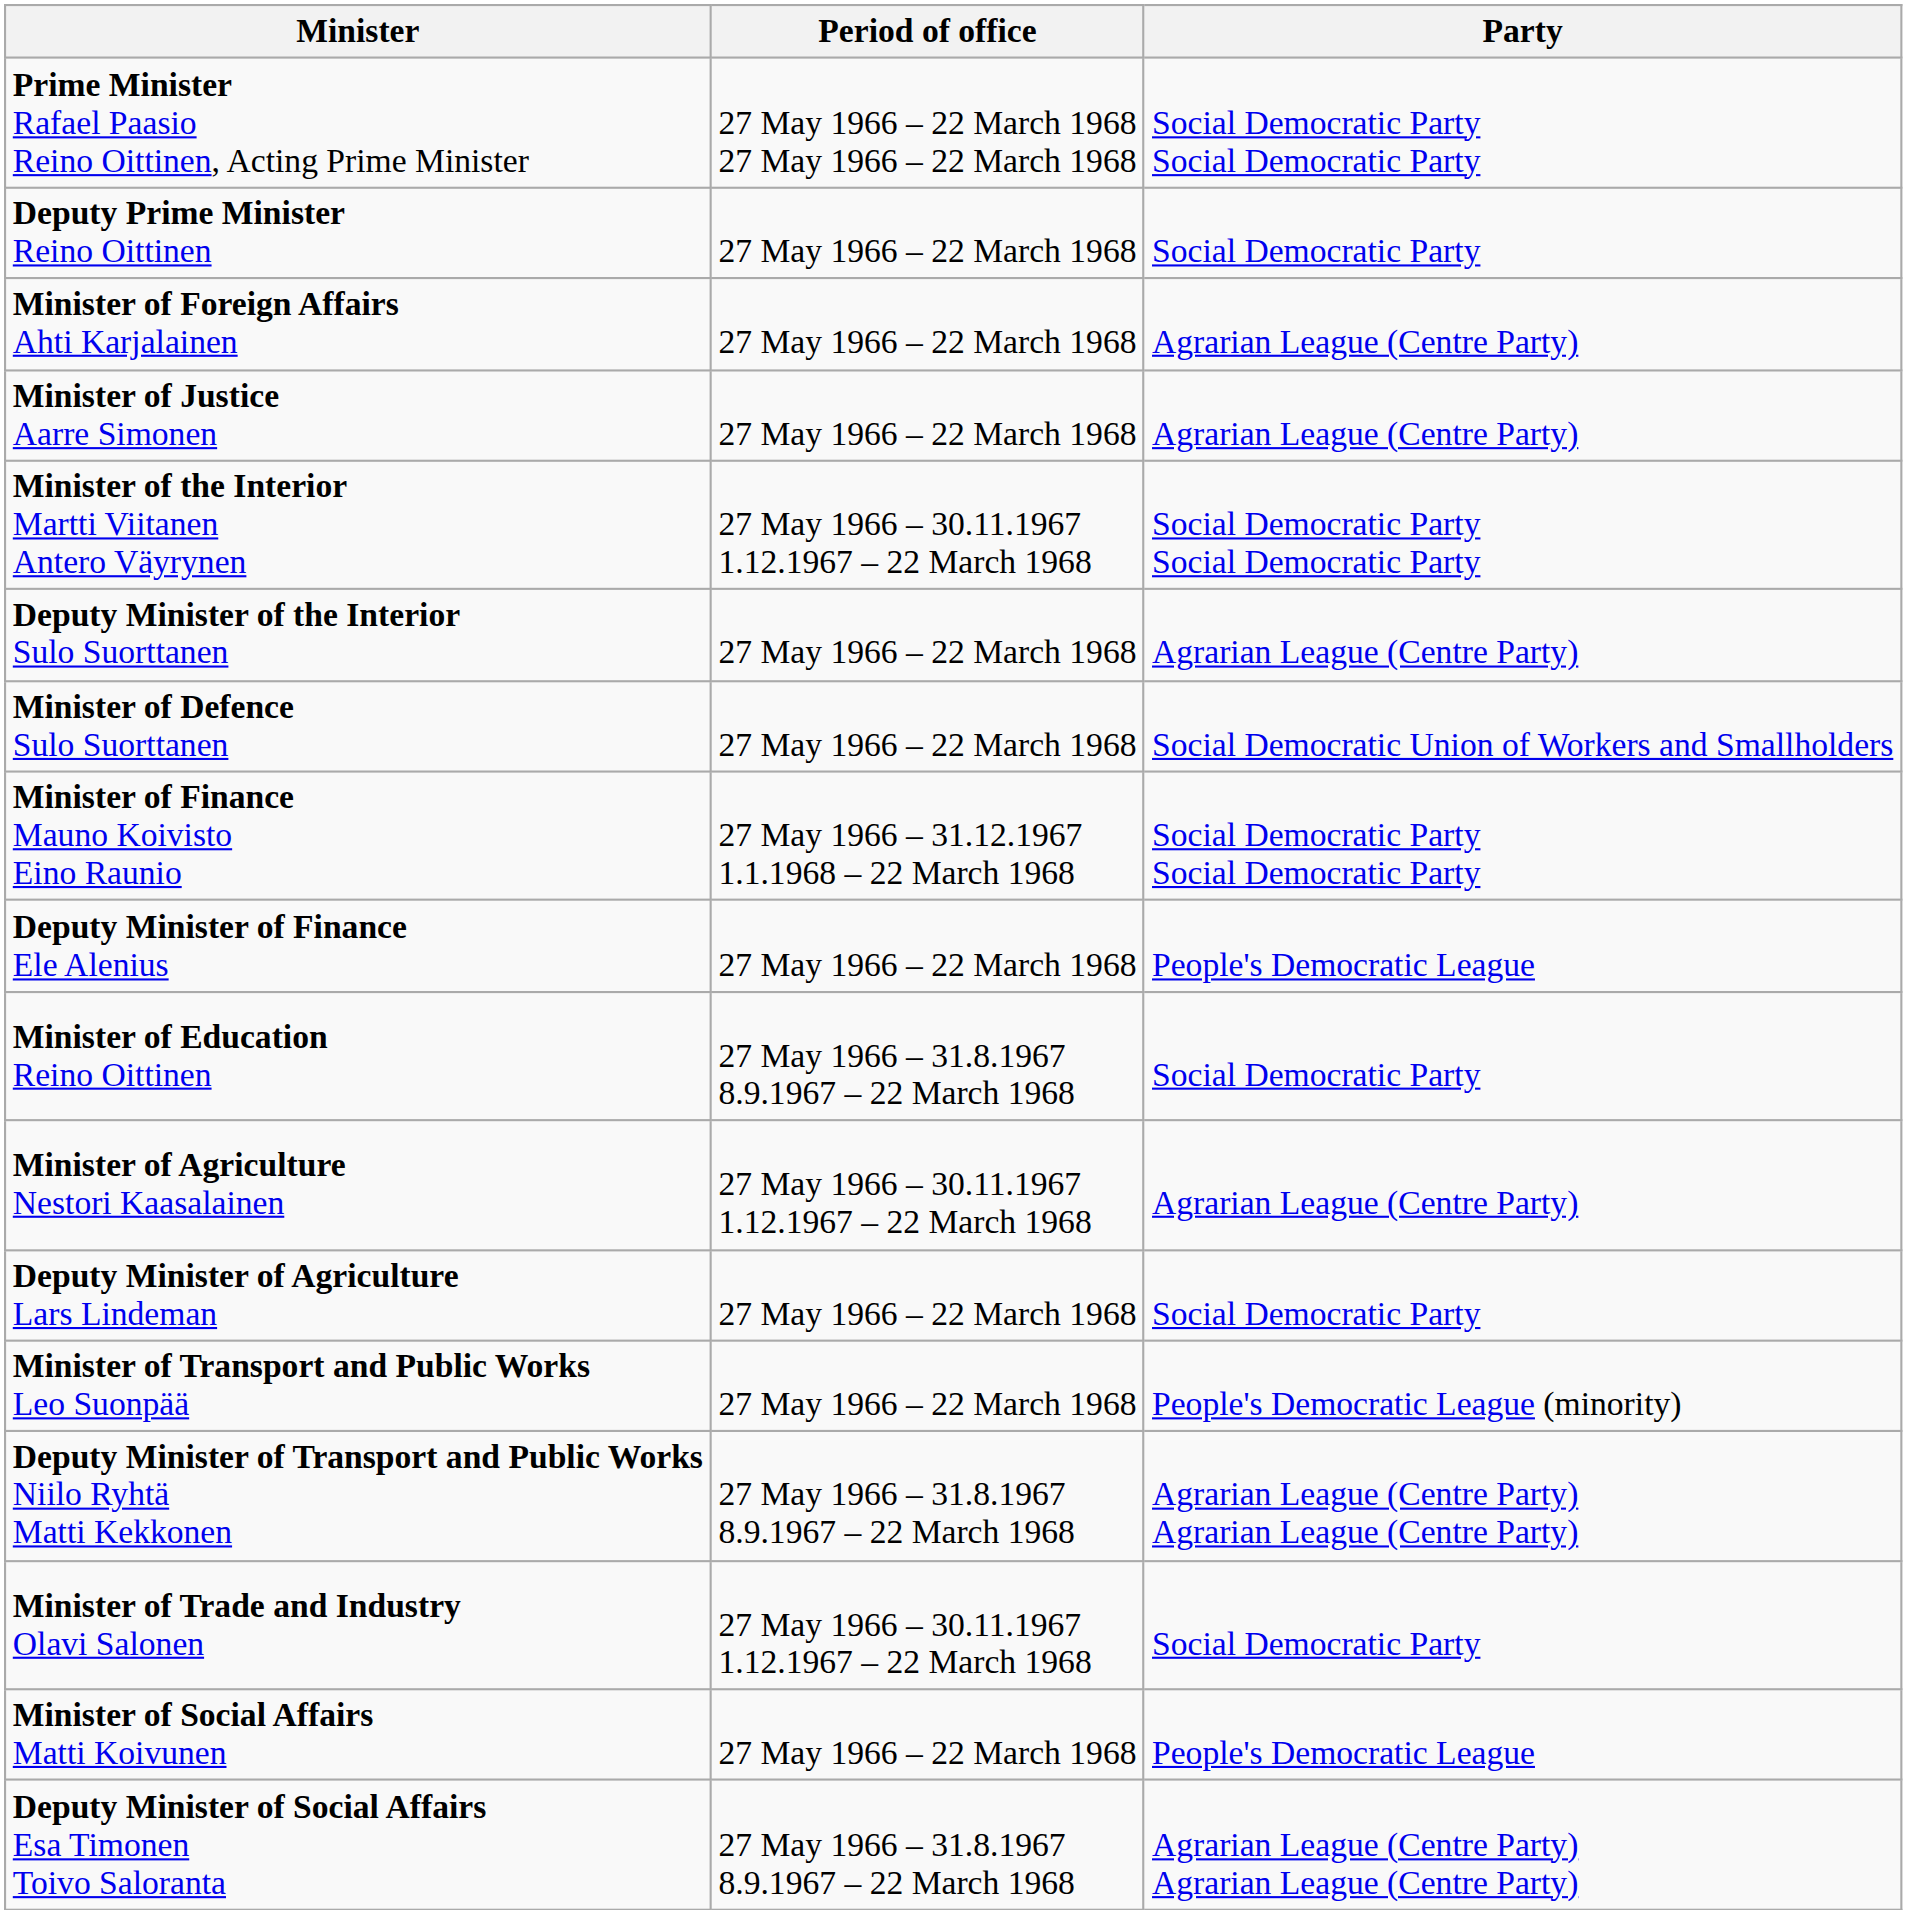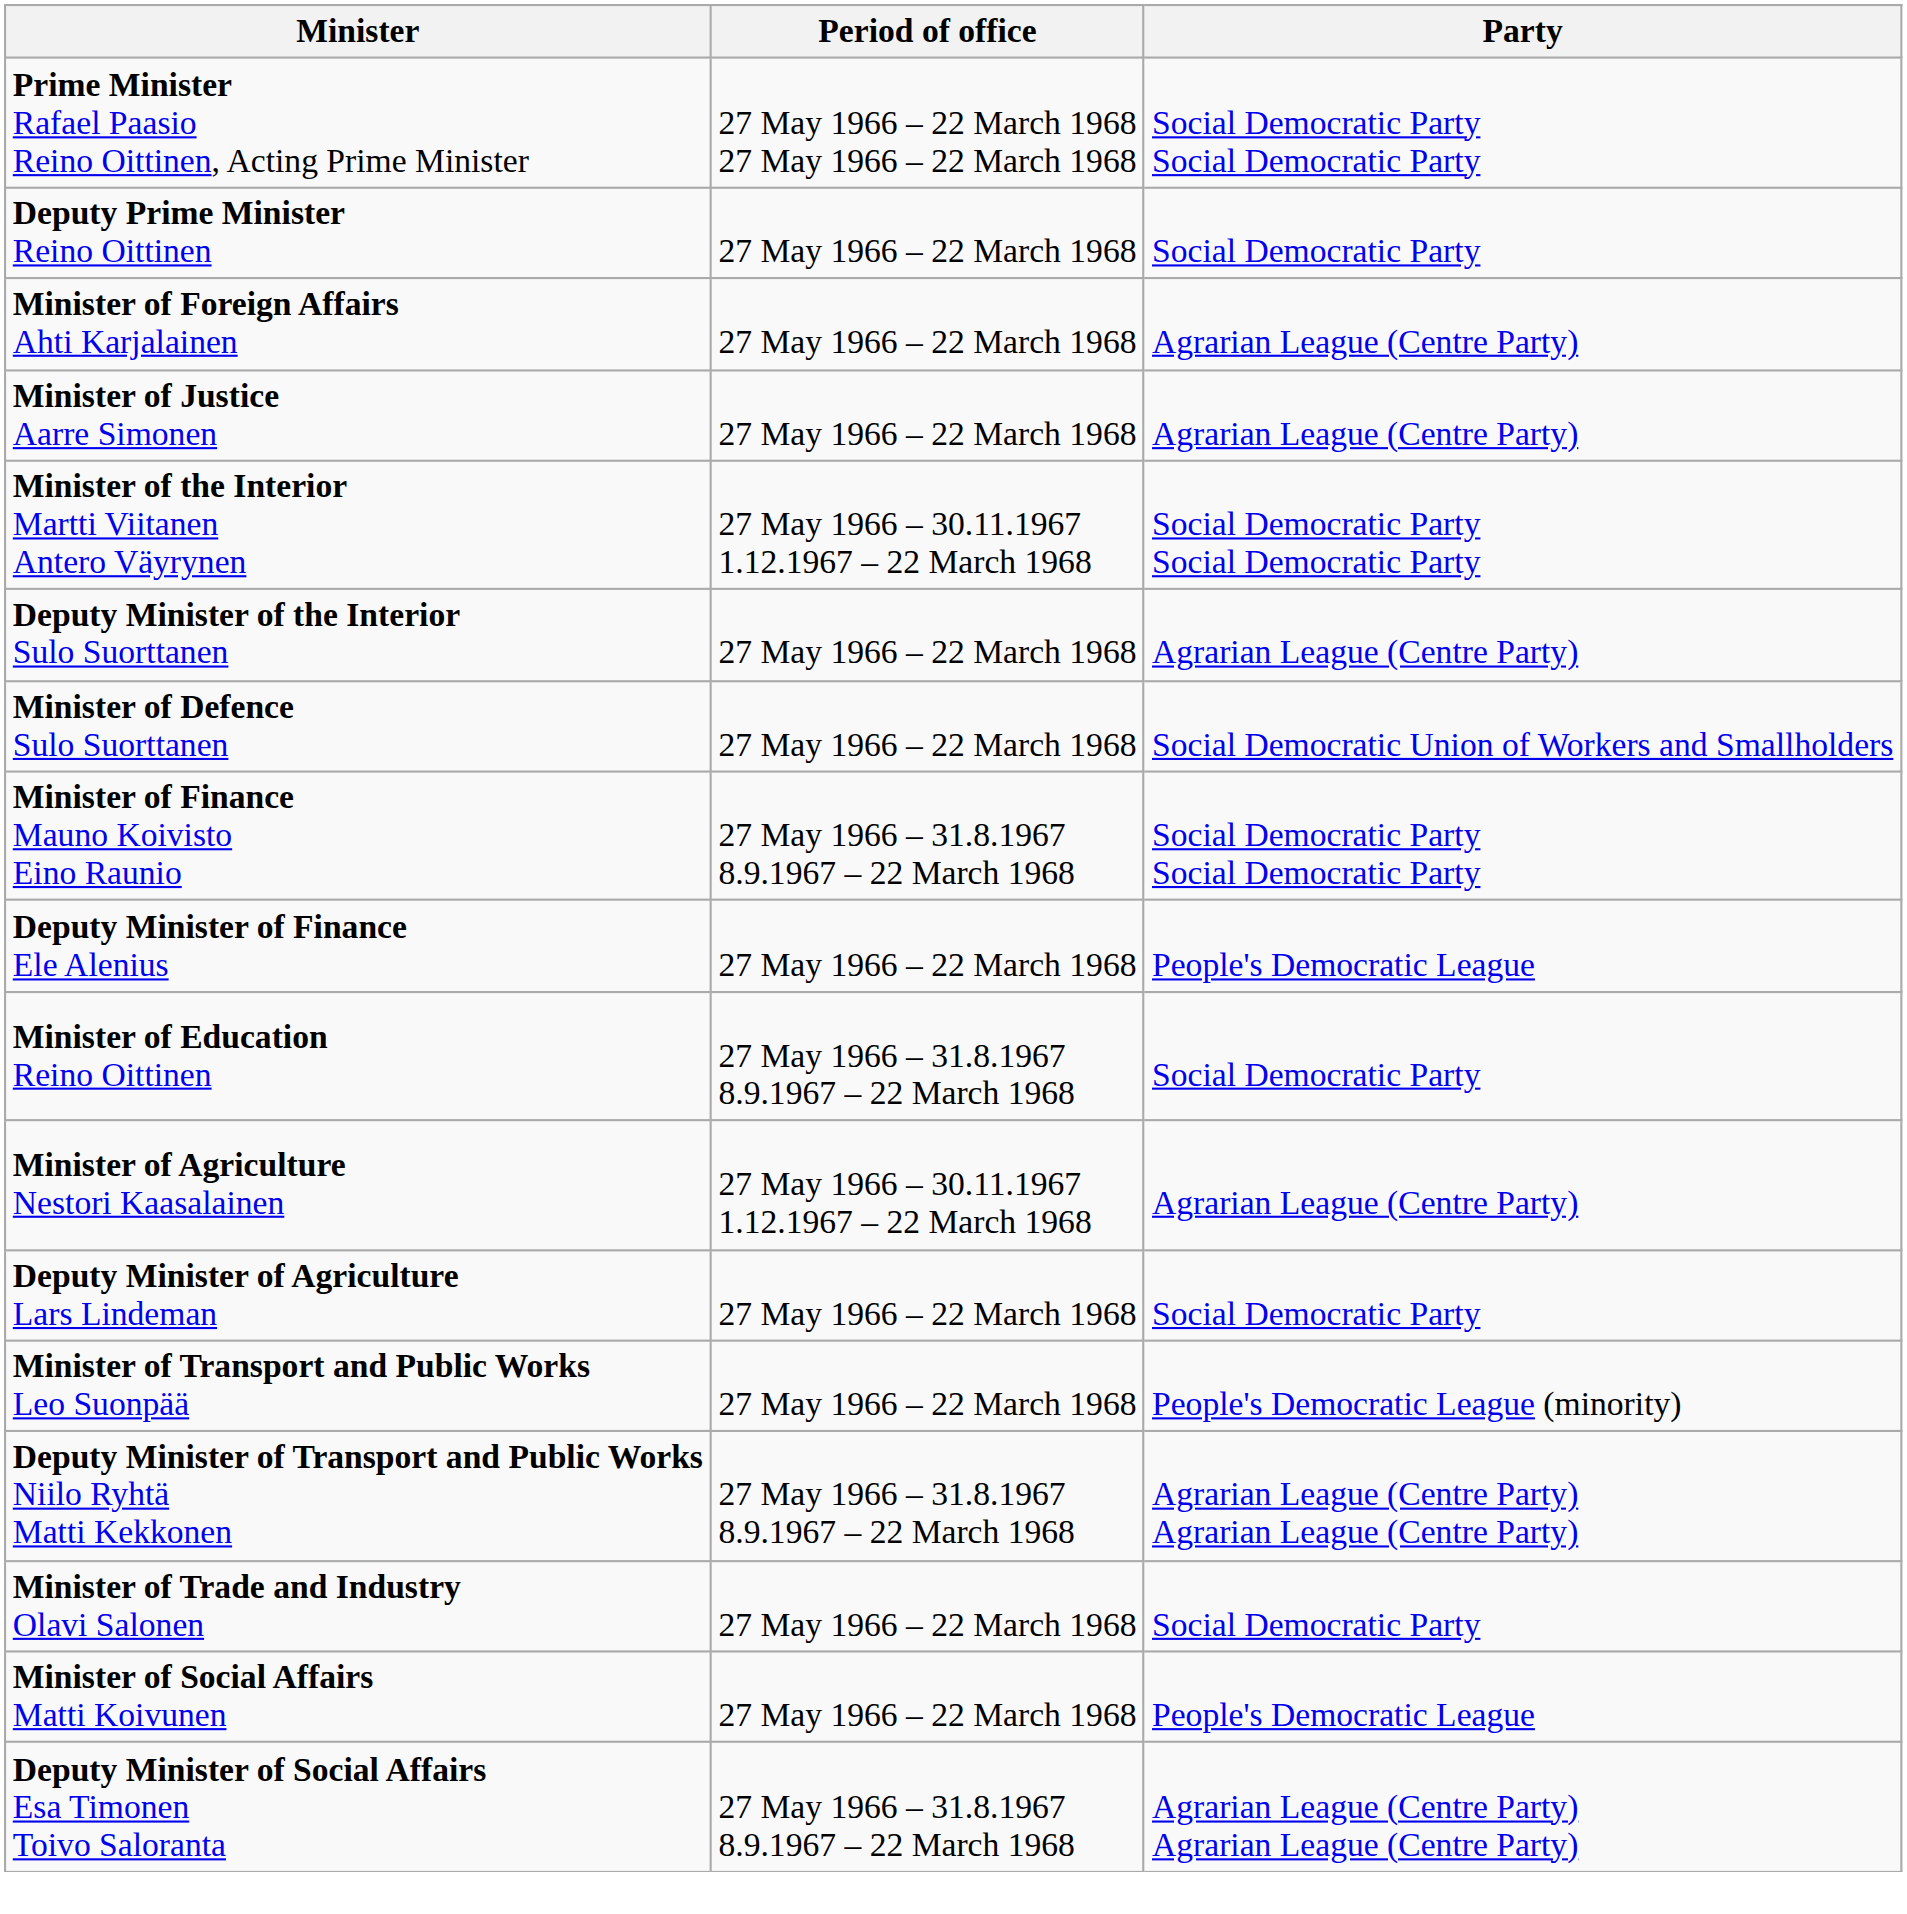(900, 854) 27 May 1966 – 31.12.1967 1.1.1968 – 22 March 1968 -> (897, 854) 27 May 1966 – 31.8.1967 8.9.1967 – 22 March 1968
(905, 1643) 27 May 1966 – 30.11.1967 1.12.1967 – 22 March 1968 -> (927, 1624) 27 May 1966 – 22 March 1968
